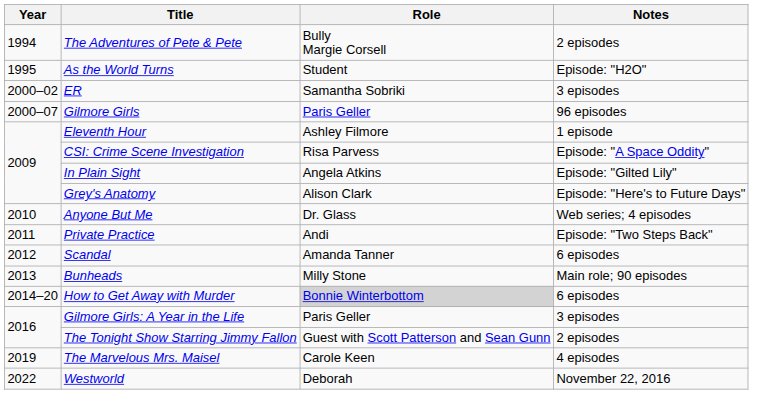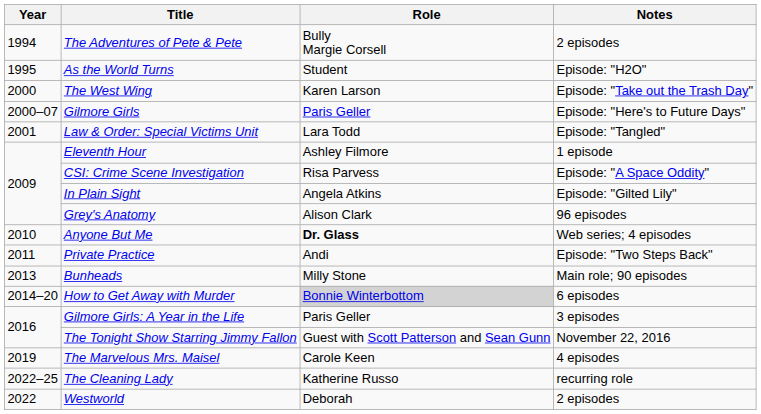+ row: (108, 91)
- row: (73, 91)
(591, 111) 96 episodes -> (651, 111) Episode: "Here's to Future Days"
+ row: (161, 132)
(651, 193) Episode: "Here's to Future Days" -> (591, 214) 96 episodes
(329, 214) normal -> (331, 234) bold
- row: (87, 255)
(588, 337) 2 episodes -> (613, 337) November 22, 2016
+ row: (118, 378)
(613, 378) November 22, 2016 -> (588, 399) 2 episodes
